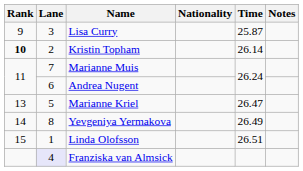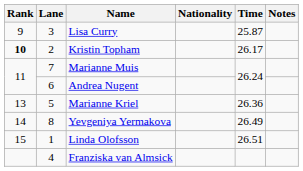(250, 49) 26.14 -> (250, 49) 26.17
(250, 103) 26.47 -> (250, 103) 26.36
(51, 157) lavender background -> (51, 157) no background
